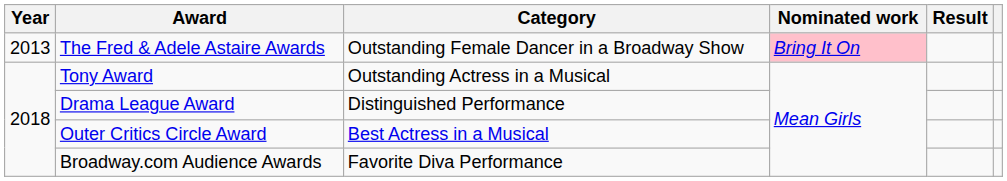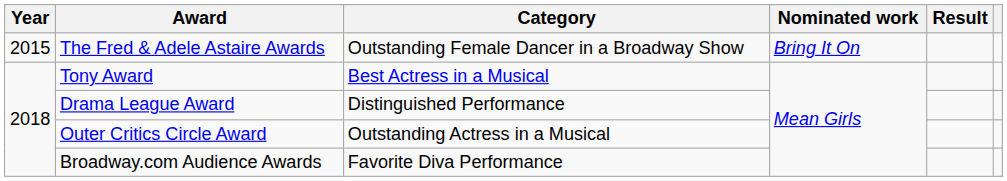(30, 47) 2013 -> (30, 47) 2015
(817, 47) pink background -> (817, 47) no background
(479, 76) Outstanding Actress in a Musical -> (448, 76) Best Actress in a Musical
(448, 133) Best Actress in a Musical -> (479, 133) Outstanding Actress in a Musical
